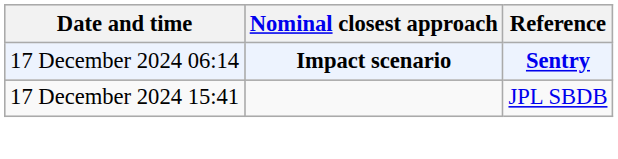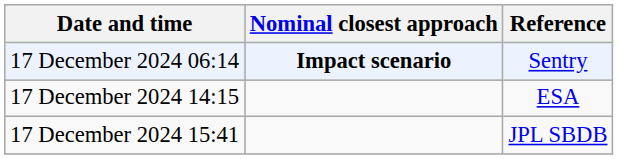(558, 60) bold -> (558, 60) normal
+ row: (125, 98)
